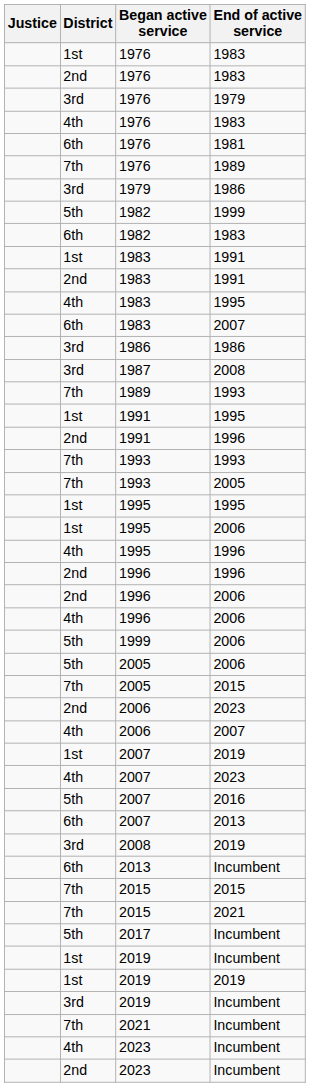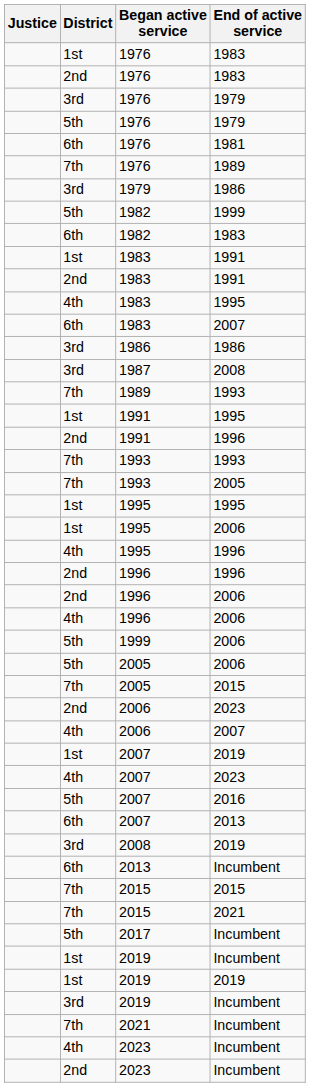- row: (73, 122)
+ row: (73, 122)
